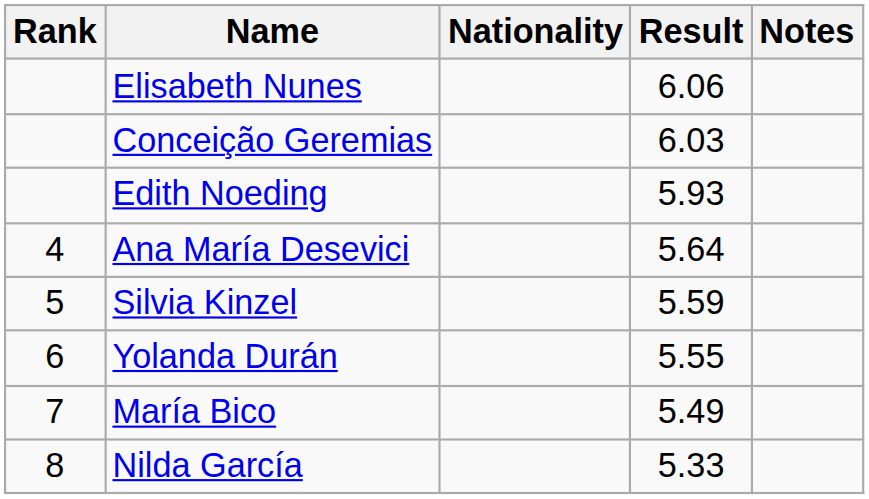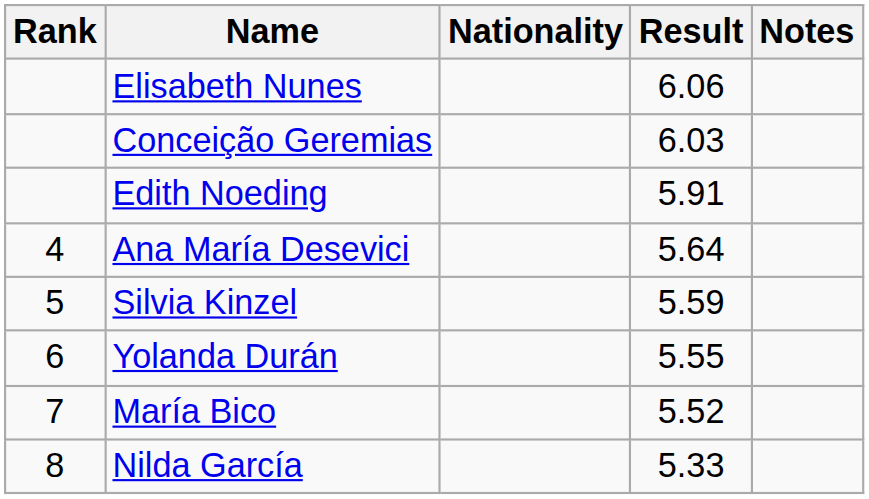(691, 194) 5.93 -> (691, 194) 5.91
(691, 411) 5.49 -> (691, 411) 5.52
